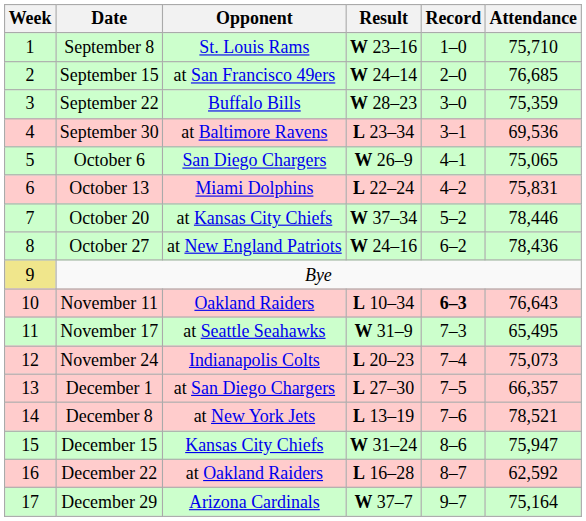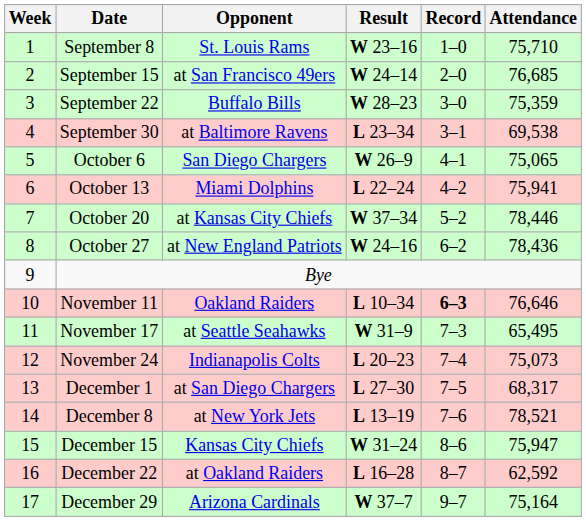(533, 132) 69,536 -> (533, 132) 69,538
(533, 189) 75,831 -> (533, 189) 75,941
(30, 274) khaki background -> (30, 274) no background
(533, 302) 76,643 -> (533, 302) 76,646
(533, 388) 66,357 -> (533, 388) 68,317
